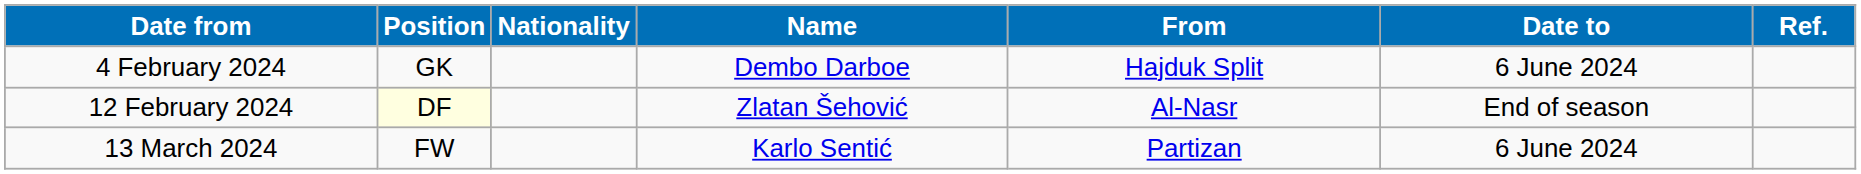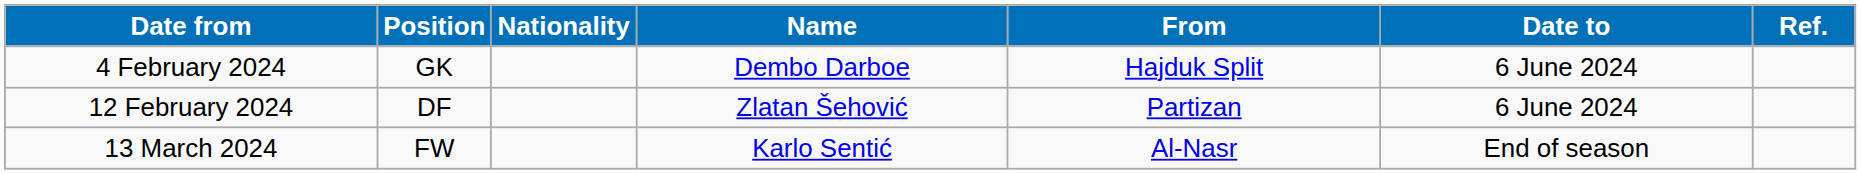(434, 108) lightyellow background -> (434, 108) no background
(1194, 108) Al-Nasr -> (1194, 108) Partizan
(1566, 108) End of season -> (1566, 108) 6 June 2024
(1194, 149) Partizan -> (1194, 149) Al-Nasr
(1566, 149) 6 June 2024 -> (1566, 149) End of season
